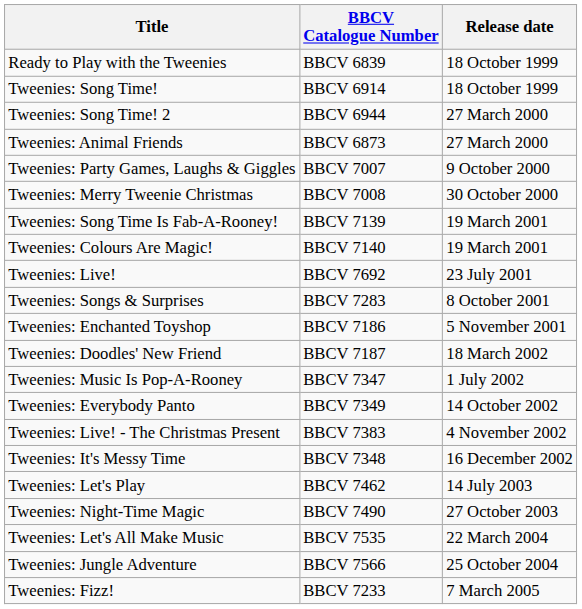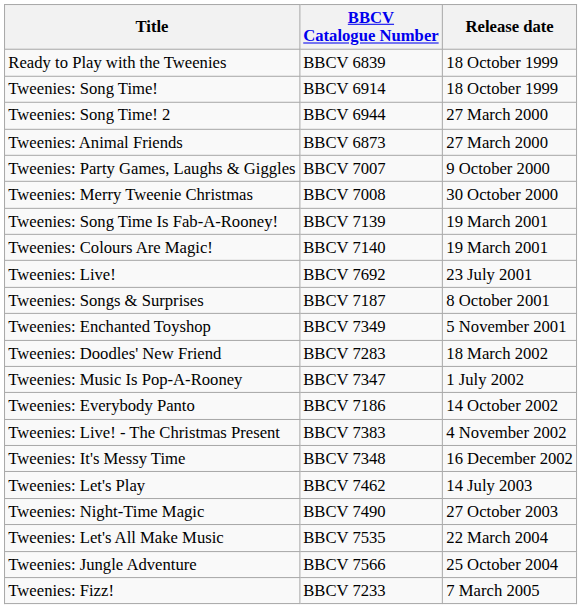(344, 300) BBCV 7283 -> (344, 300) BBCV 7187
(344, 326) BBCV 7186 -> (344, 326) BBCV 7349
(344, 353) BBCV 7187 -> (344, 353) BBCV 7283
(344, 405) BBCV 7349 -> (344, 405) BBCV 7186
